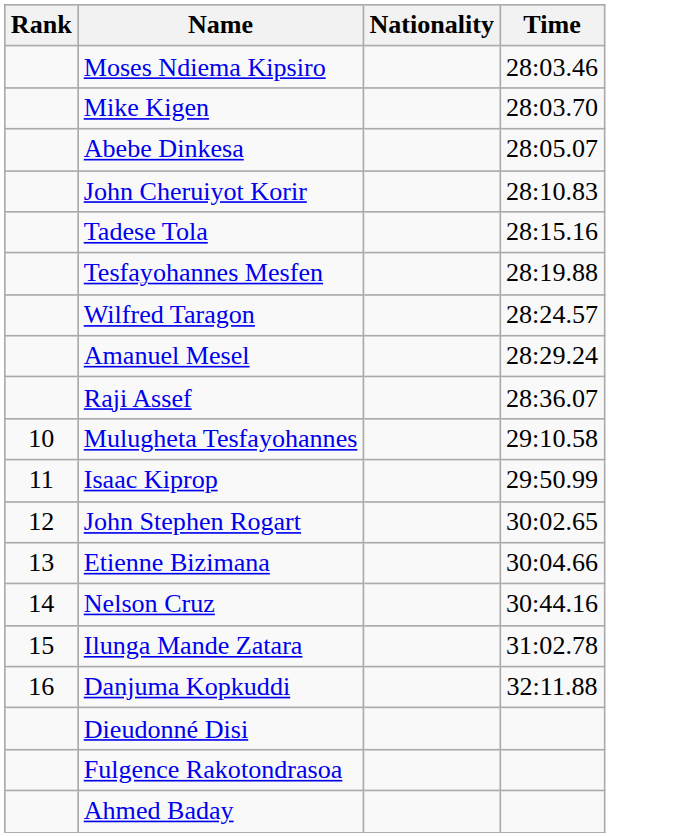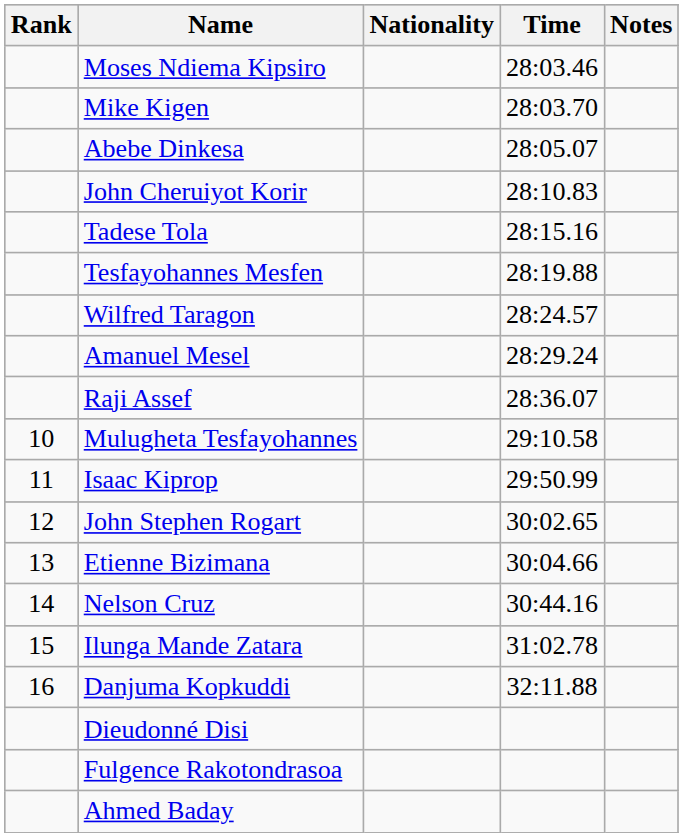+ column: (641, 25)
